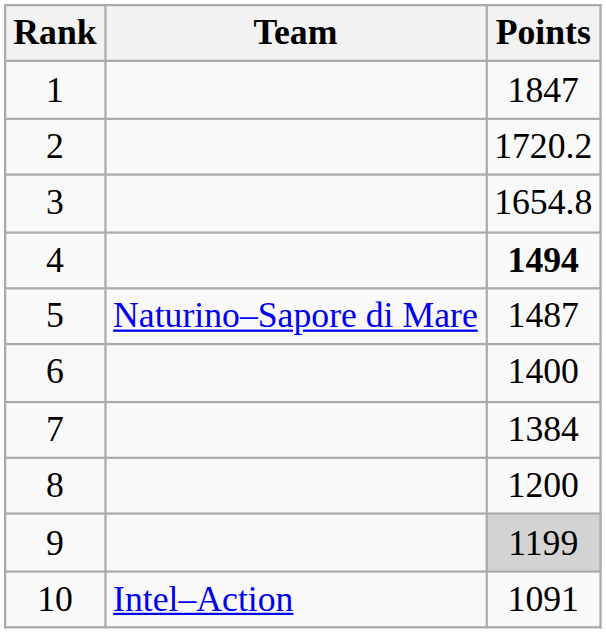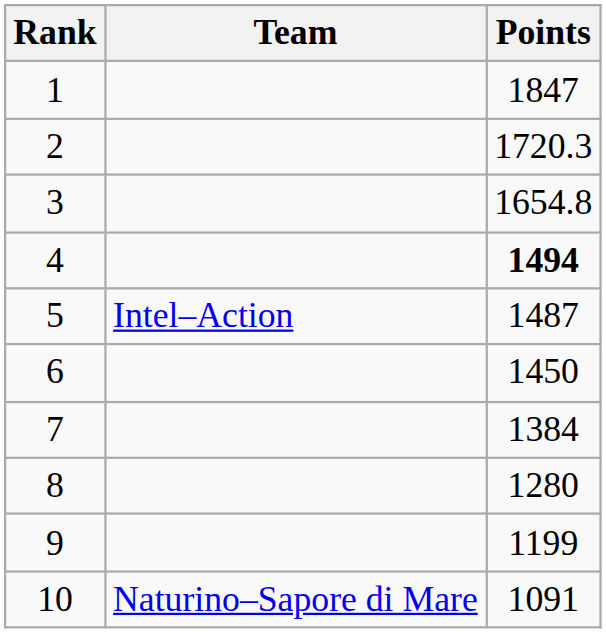(543, 145) 1720.2 -> (543, 145) 1720.3
(295, 315) Naturino–Sapore di Mare -> (203, 315) Intel–Action
(543, 372) 1400 -> (543, 372) 1450
(543, 485) 1200 -> (543, 485) 1280
(543, 542) lightgrey background -> (543, 542) no background
(203, 598) Intel–Action -> (295, 598) Naturino–Sapore di Mare
